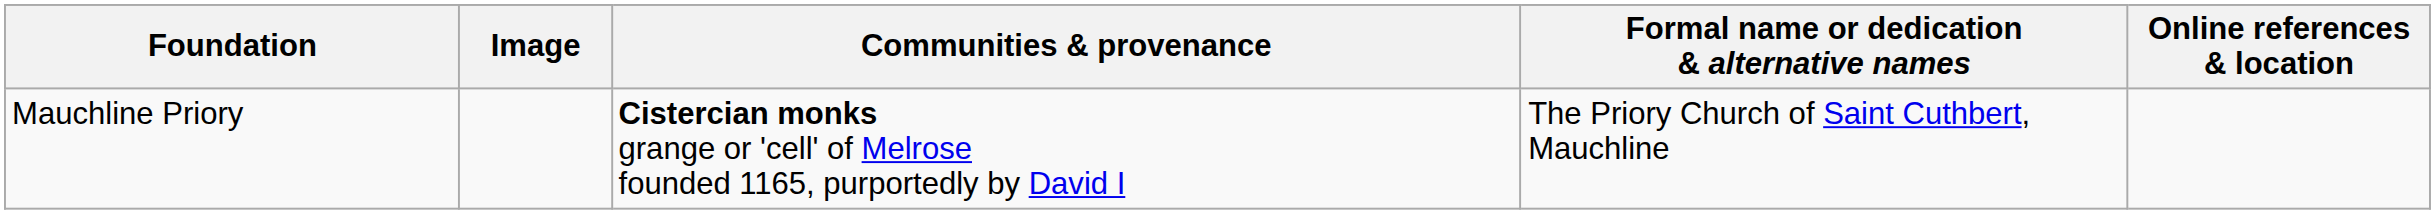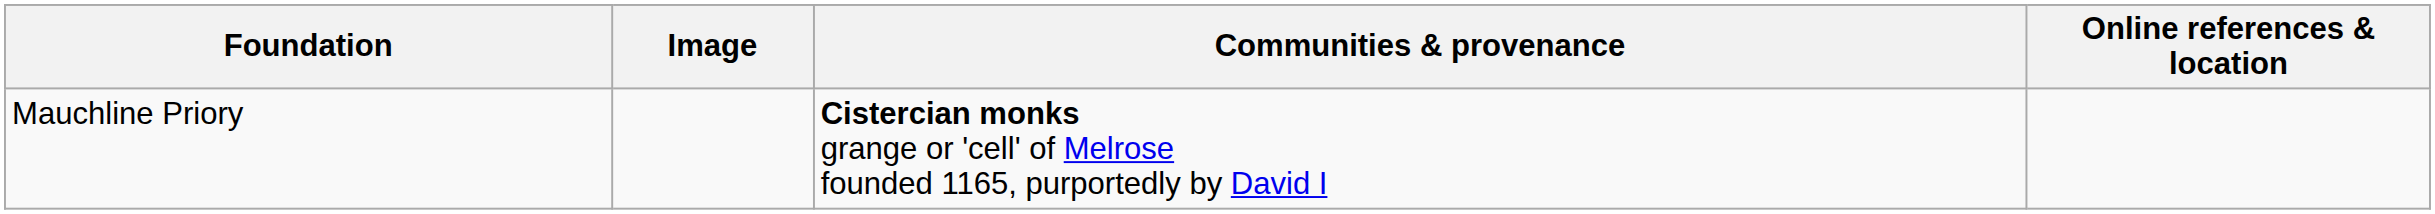- column: (1824, 46)
